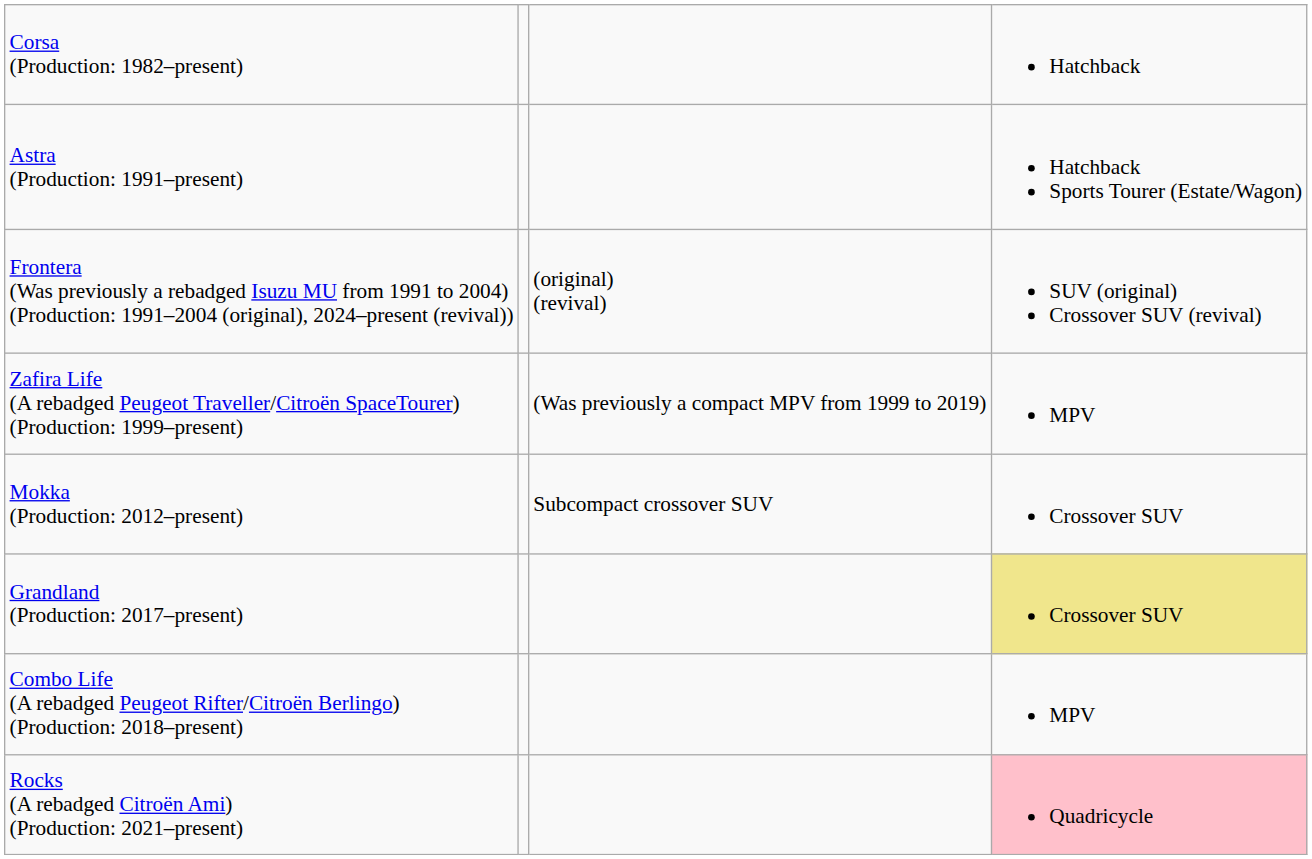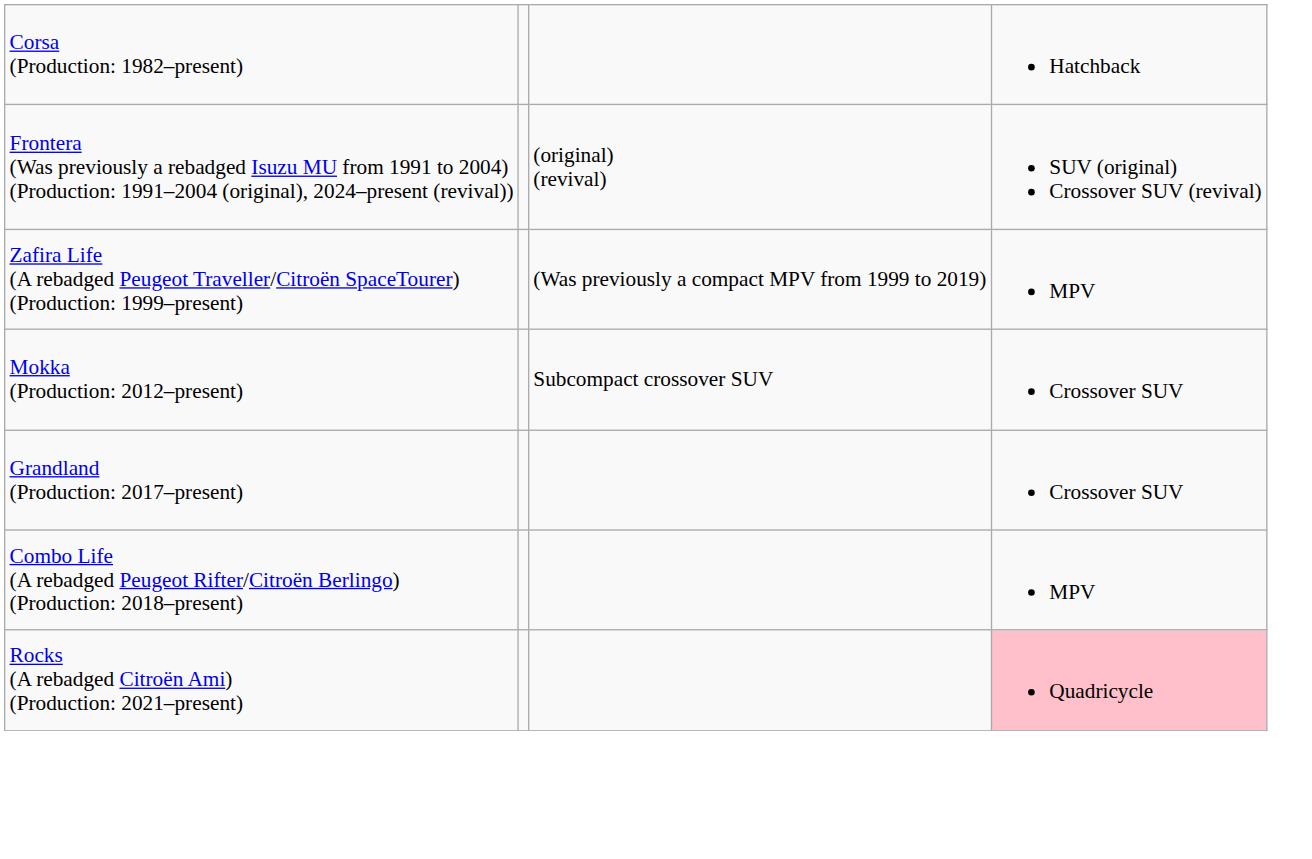- row: (126, 166)
(1149, 616) khaki background -> (1129, 492) no background
